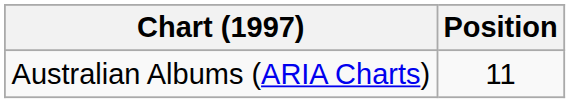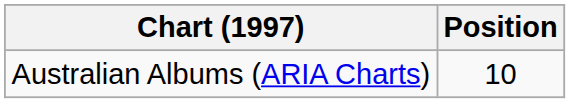(501, 73) 11 -> (501, 73) 10
